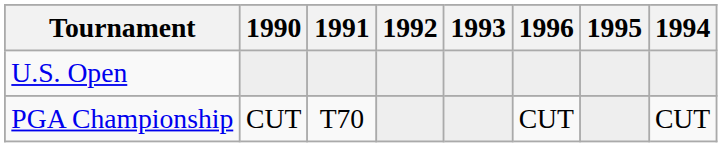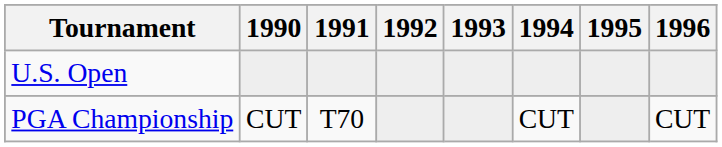columns swapped: (683, 27) <-> (546, 27)
